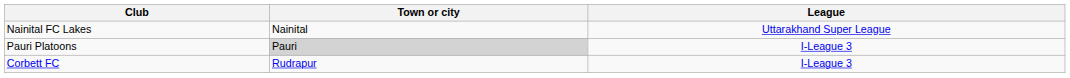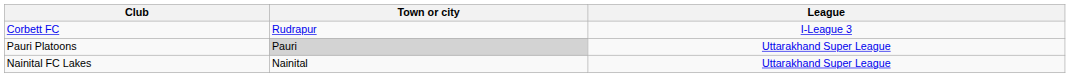rows swapped: (33, 64) <-> (49, 30)
(826, 47) I-League 3 -> (826, 47) Uttarakhand Super League
